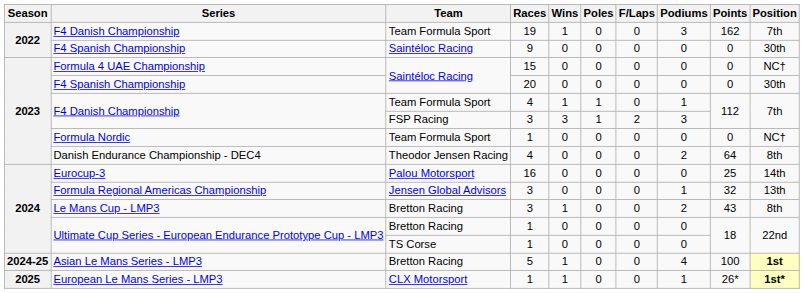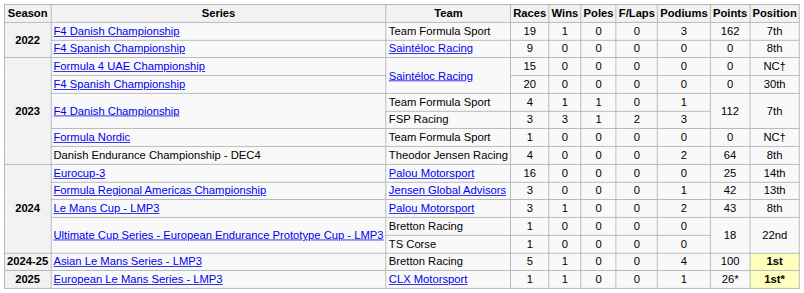(775, 49) 30th -> (775, 49) 8th
(730, 191) 32 -> (730, 191) 42
(426, 209) Bretton Racing -> (432, 209) Palou Motorsport
